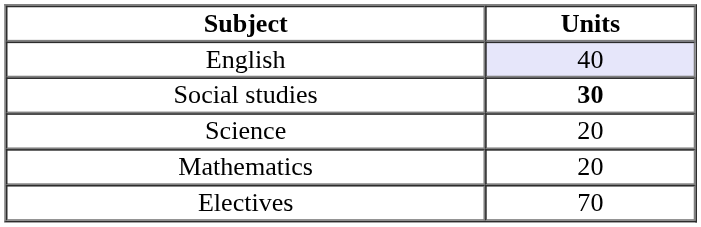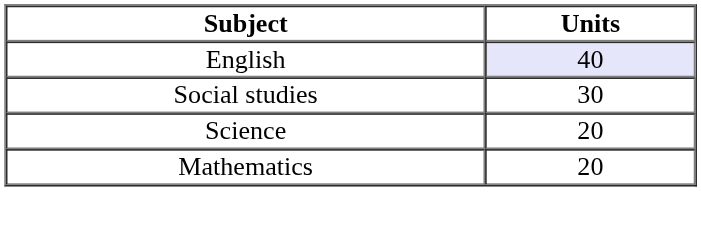(590, 94) bold -> (590, 94) normal
- row: (246, 202)
